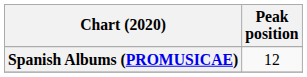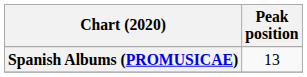(272, 59) 12 -> (272, 59) 13
